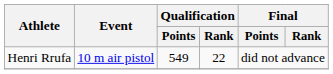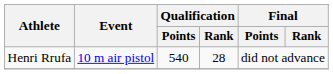(179, 58) 549 -> (179, 58) 540
(219, 58) 22 -> (219, 58) 28
